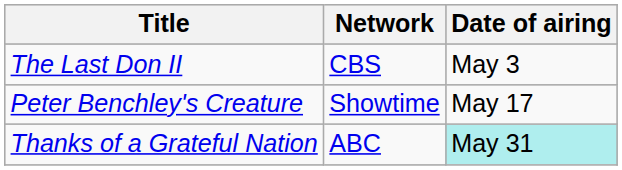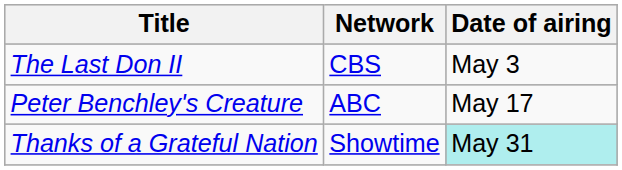(384, 104) Showtime -> (355, 104) ABC
(355, 143) ABC -> (384, 143) Showtime
